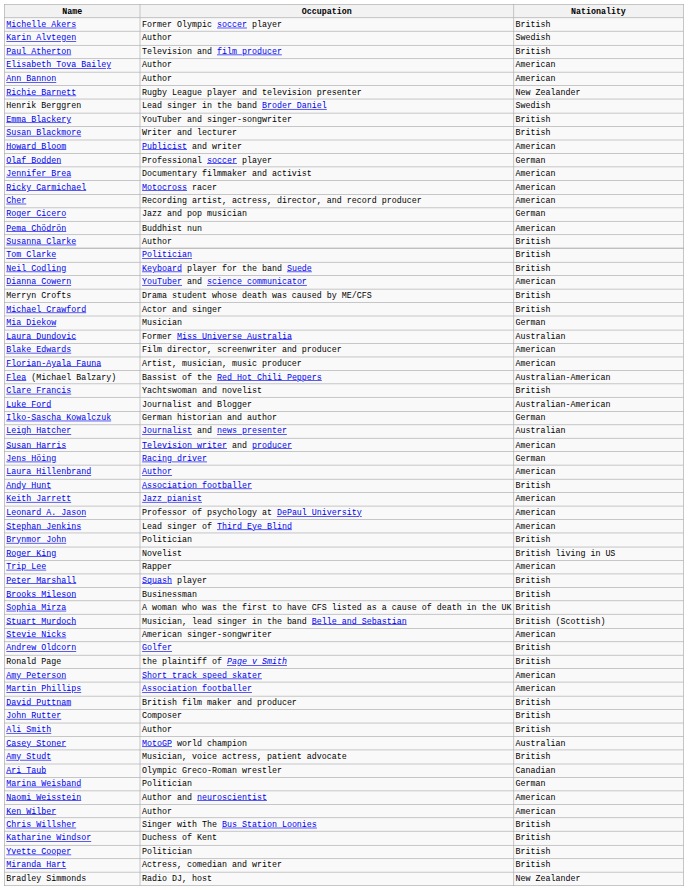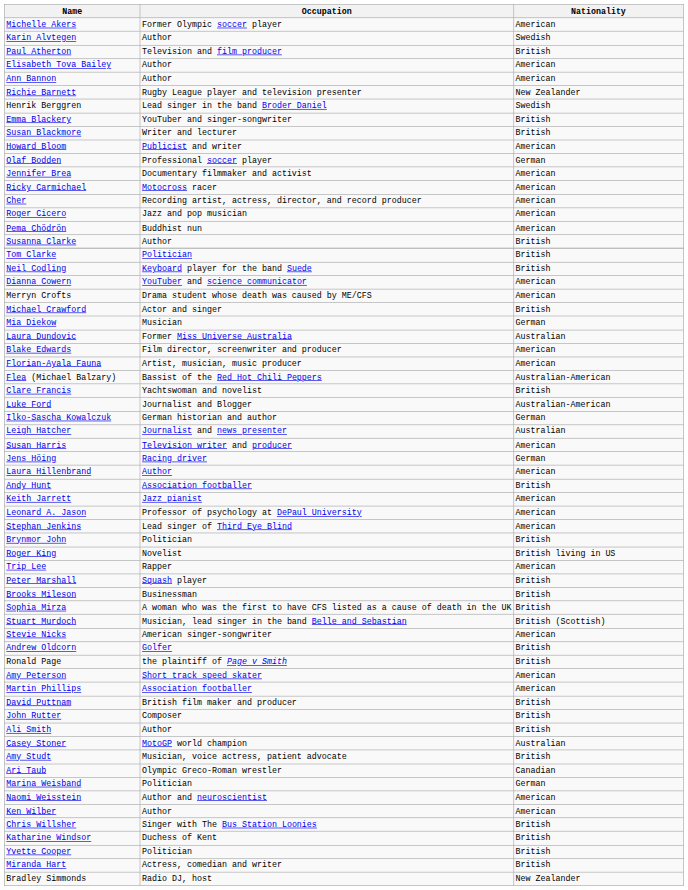(533, 25) British -> (535, 25) American
(530, 214) German -> (535, 214) American
(533, 296) British -> (535, 296) American
